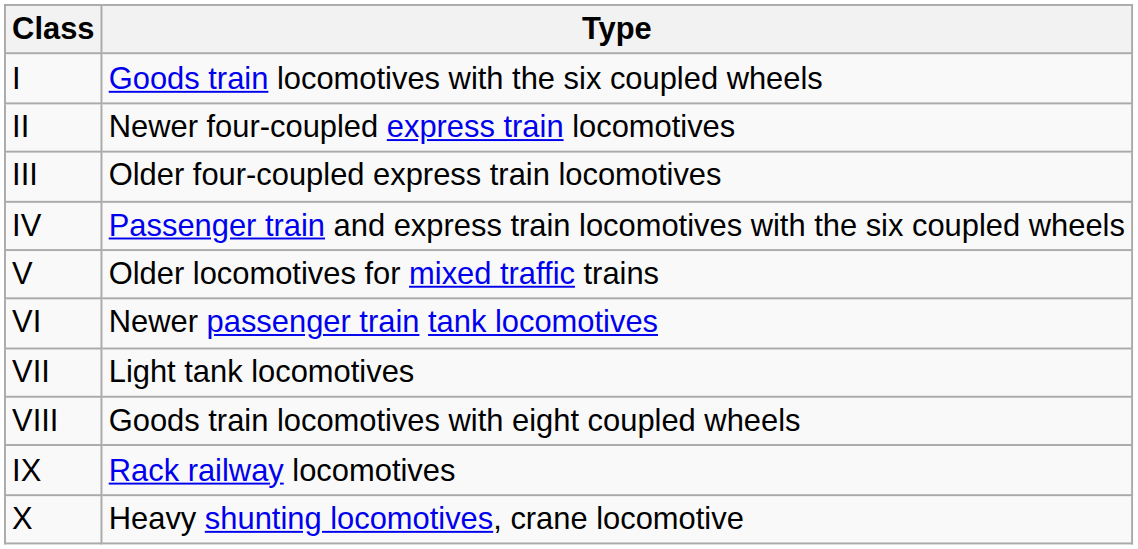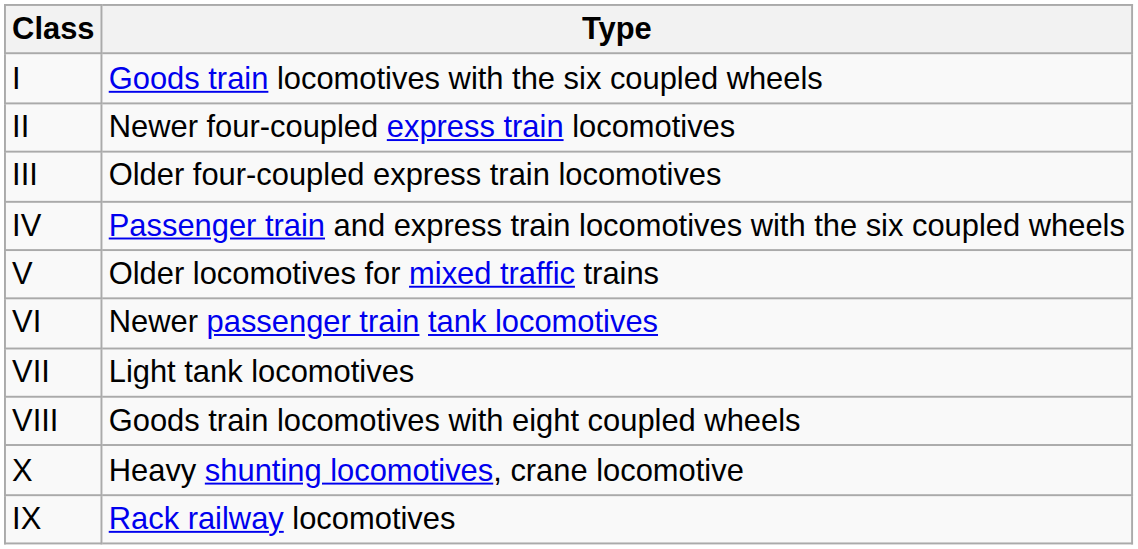rows swapped: (27, 469) <-> (22, 518)
